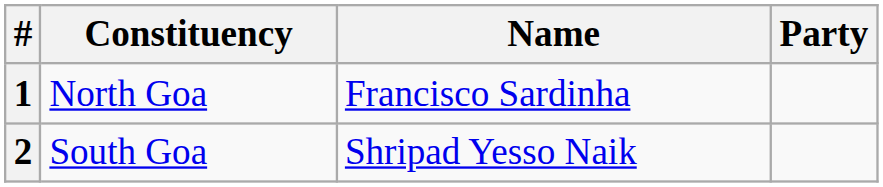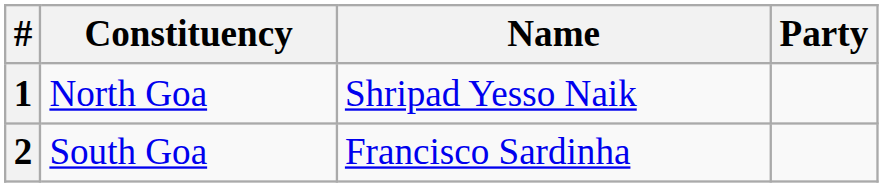(488, 92) Francisco Sardinha -> (491, 92) Shripad Yesso Naik
(491, 151) Shripad Yesso Naik -> (488, 151) Francisco Sardinha
